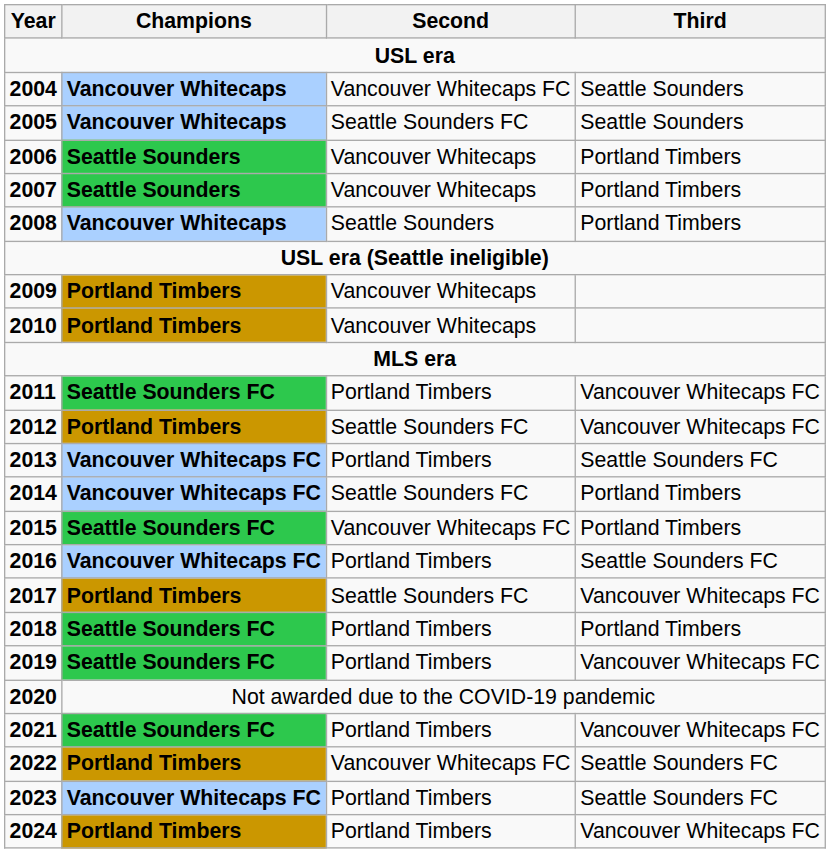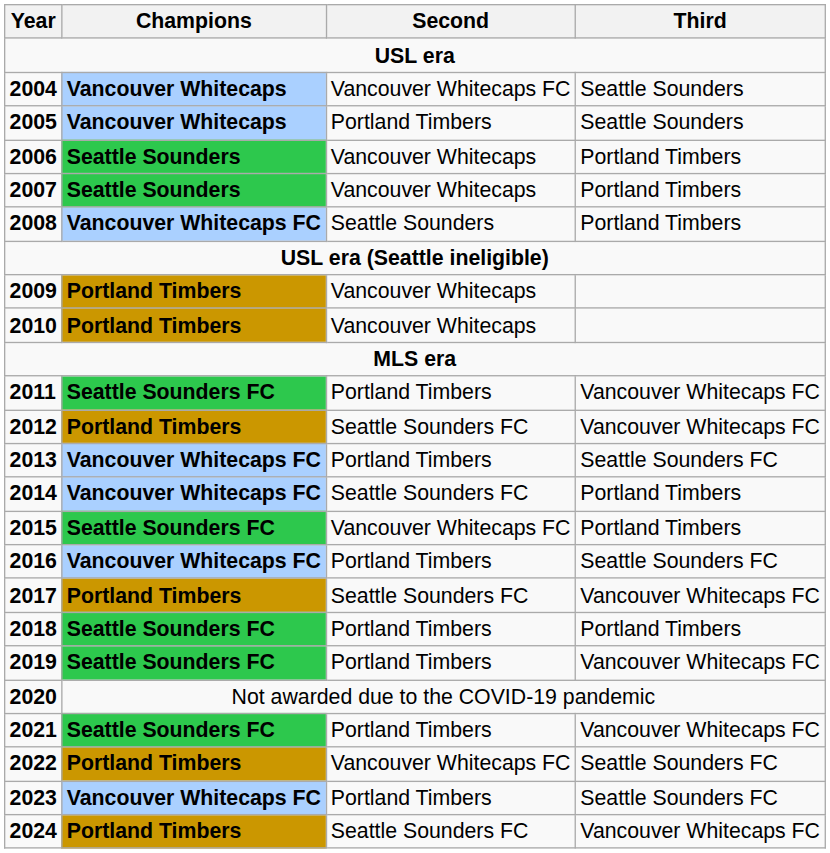(430, 122) Seattle Sounders FC -> (411, 122) Portland Timbers
(177, 223) Vancouver Whitecaps -> (194, 223) Vancouver Whitecaps FC
(411, 831) Portland Timbers -> (430, 831) Seattle Sounders FC
